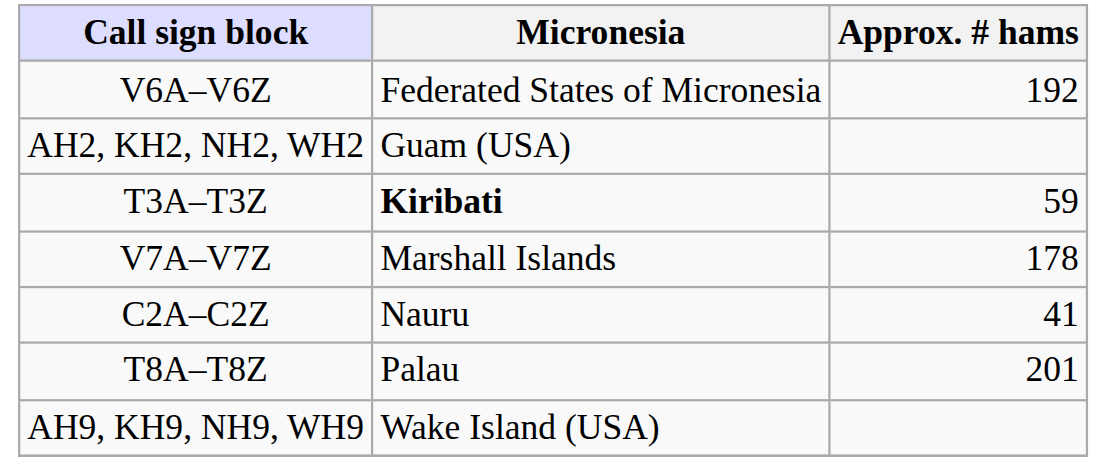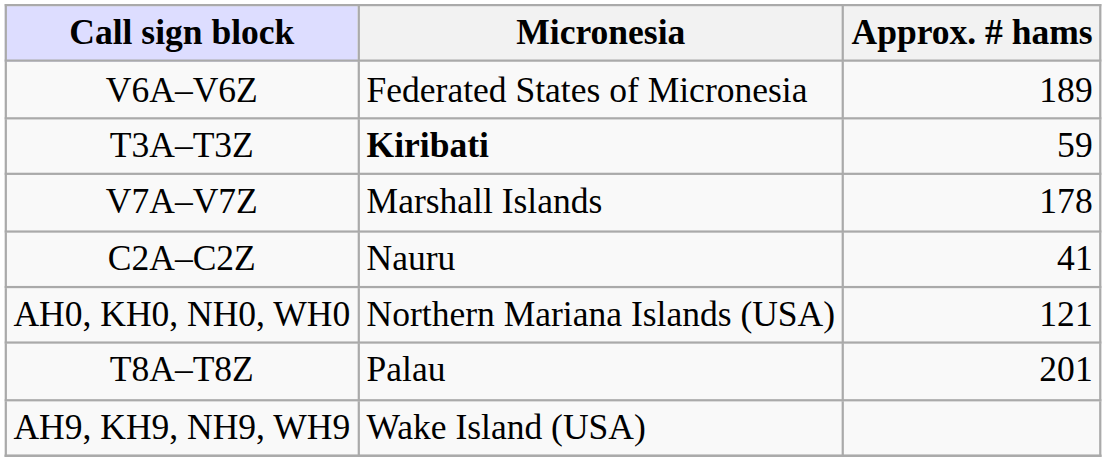(1052, 88) 192 -> (1066, 88) 189
- row: (196, 145)
+ row: (182, 314)
